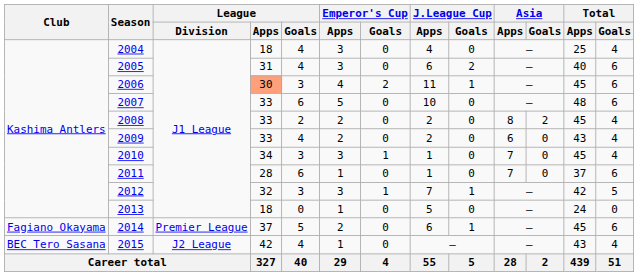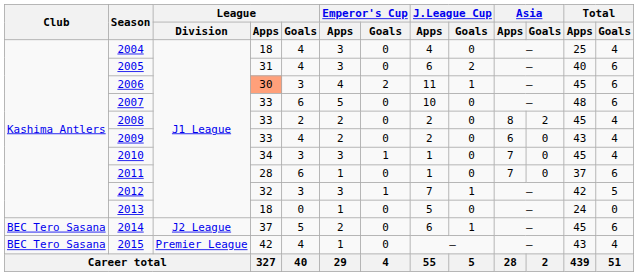(56, 227) Fagiano Okayama -> (56, 227) BEC Tero Sasana
(202, 227) Premier League -> (202, 227) J2 League
(202, 245) J2 League -> (202, 245) Premier League
